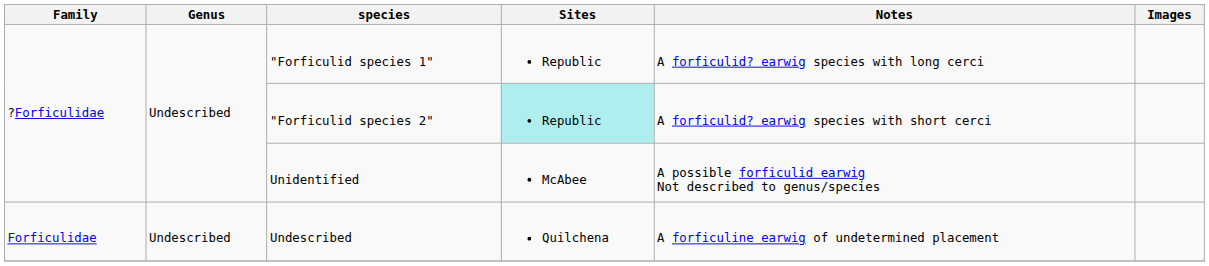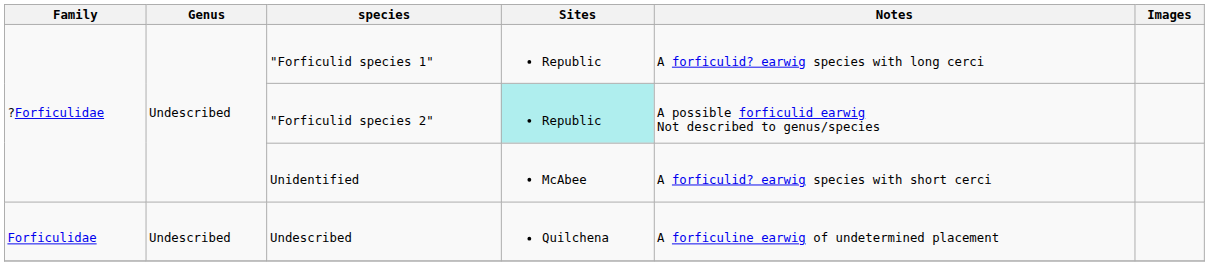(824, 120) A forficulid? earwig species with short cerci -> (769, 120) A possible forficulid earwig Not described to genus/species
(769, 179) A possible forficulid earwig Not described to genus/species -> (824, 179) A forficulid? earwig species with short cerci
